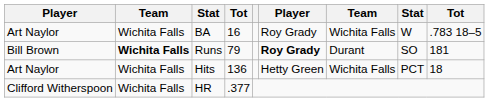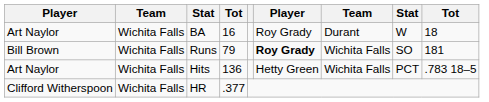(362, 32) Wichita Falls -> (342, 32) Durant
(456, 32) .783 18–5 -> (431, 32) 18
(154, 50) bold -> (151, 50) normal
(347, 50) Durant -> (357, 50) Wichita Falls
(436, 69) 18 -> (450, 69) .783 18–5
